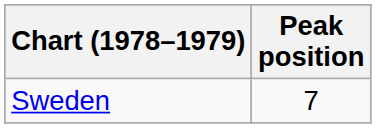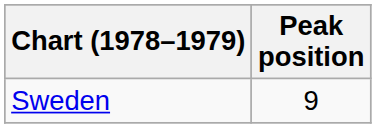(311, 100) 7 -> (311, 100) 9
